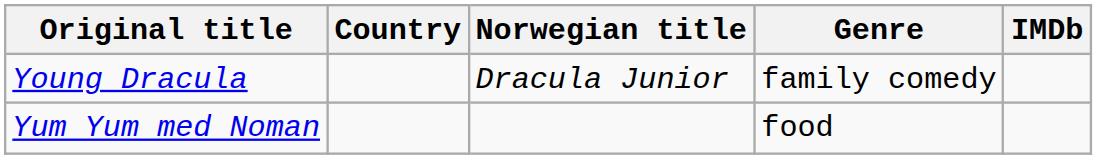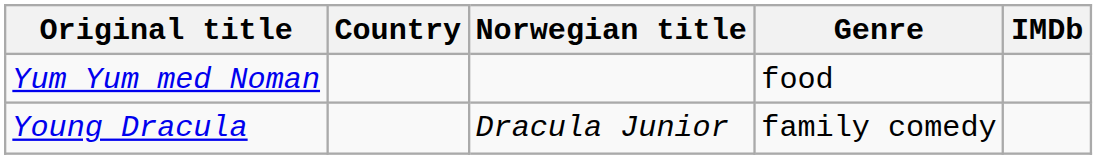rows swapped: (130, 79) <-> (166, 128)
